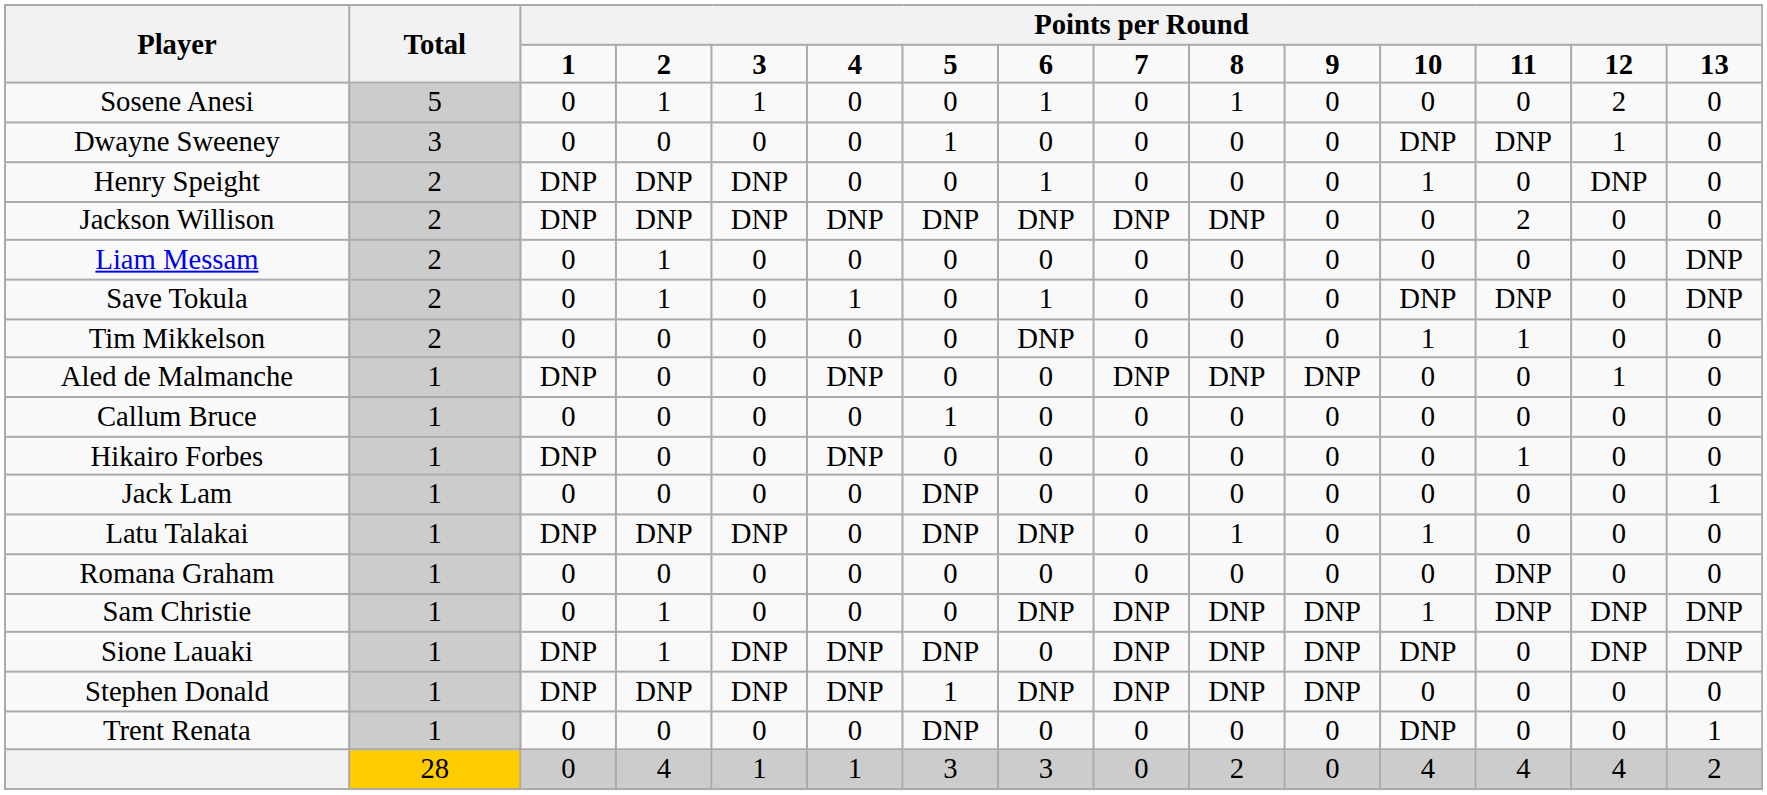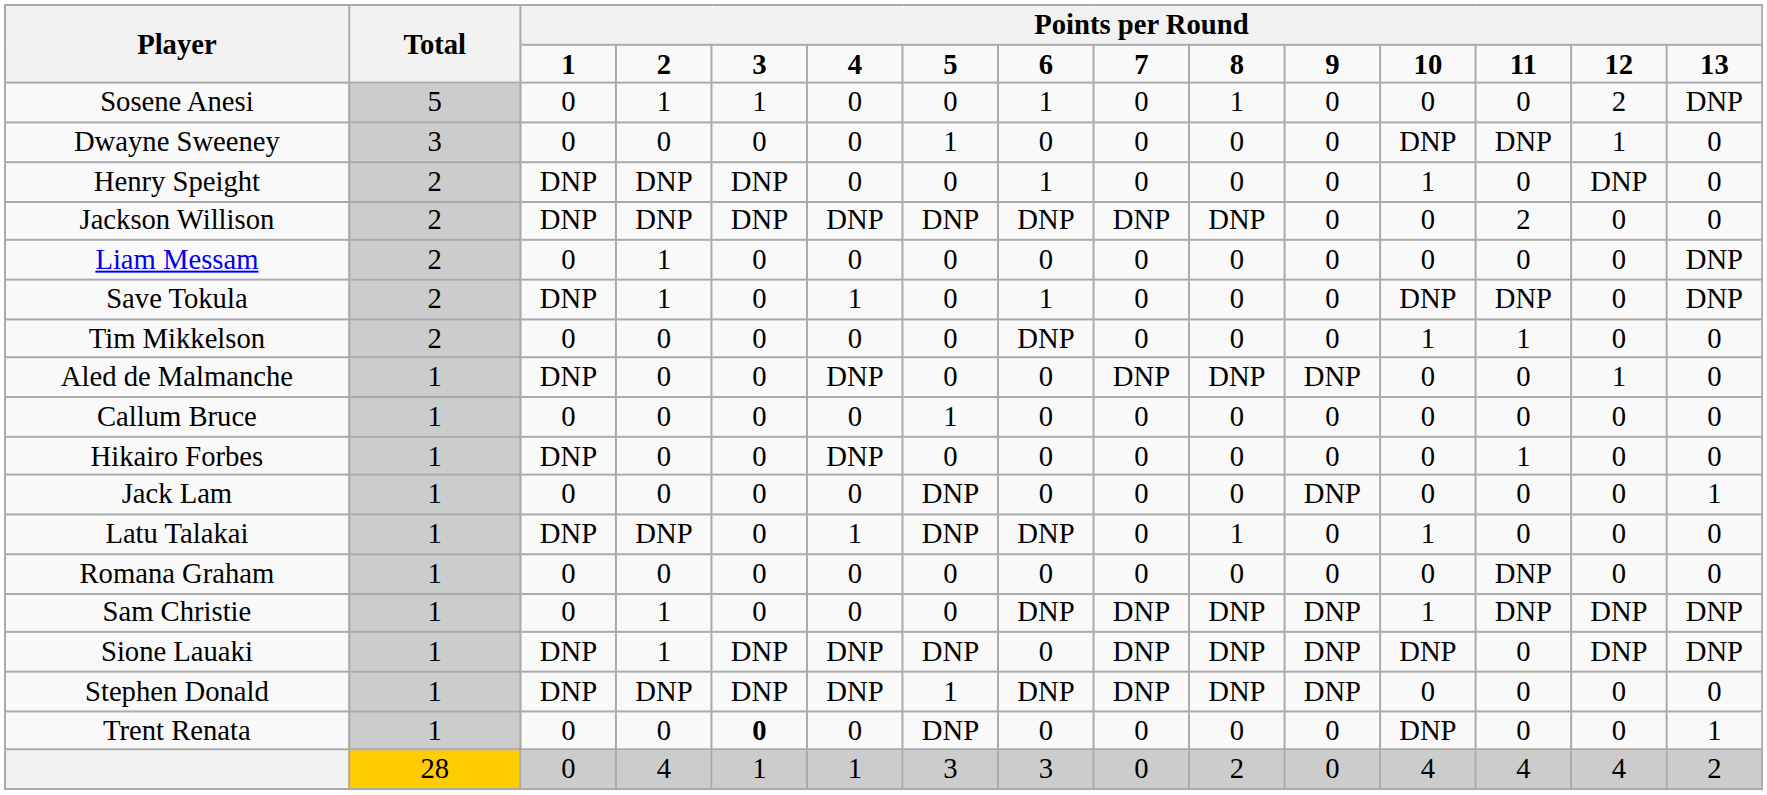(1714, 102) 0 -> (1714, 102) DNP
(568, 299) 0 -> (568, 299) DNP
(1332, 495) 0 -> (1332, 495) DNP
(759, 534) DNP -> (759, 534) 0
(855, 534) 0 -> (855, 534) 1
(759, 730) normal -> (759, 730) bold
